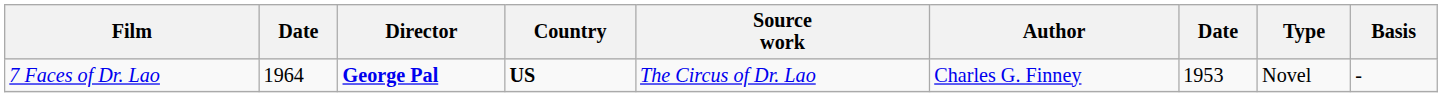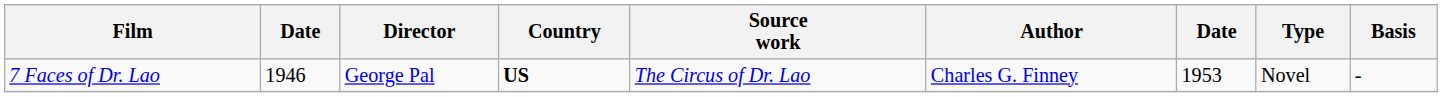(284, 75) 1964 -> (285, 75) 1946
(390, 75) bold -> (390, 75) normal
